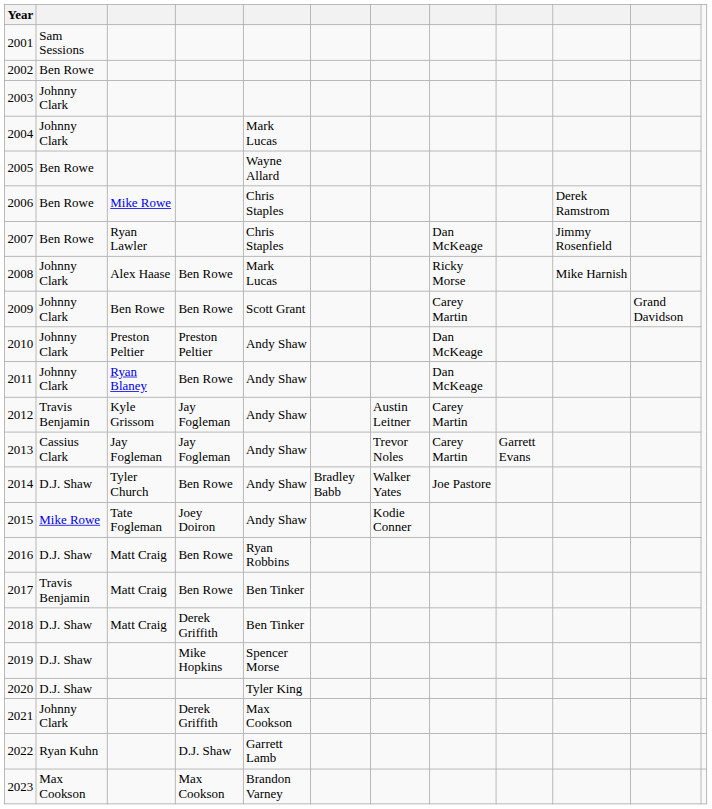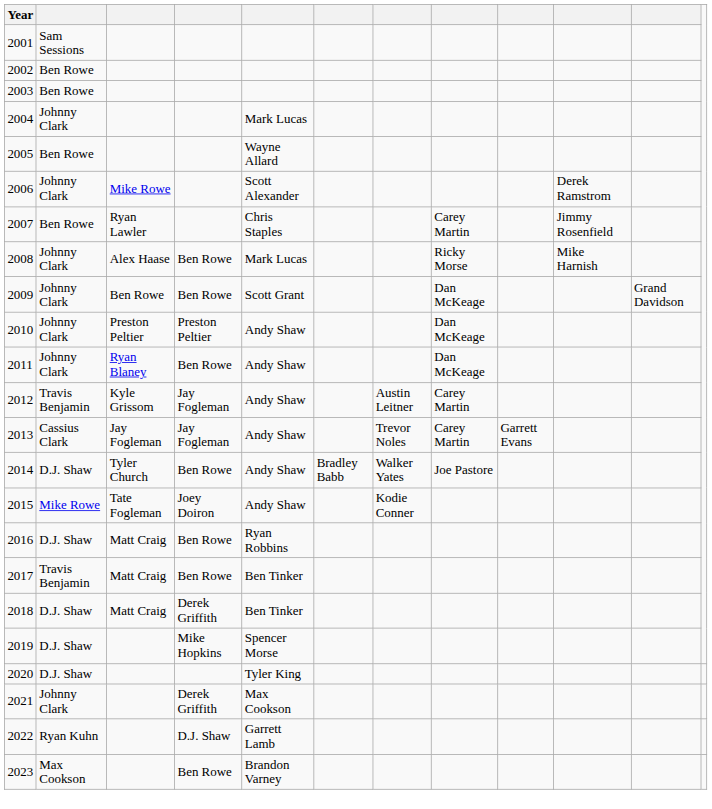(58, 98) Johnny Clark -> (66, 91) Ben Rowe
(66, 203) Ben Rowe -> (58, 189) Johnny Clark
(265, 203) Chris Staples -> (272, 189) Scott Alexander
(458, 238) Dan McKeage -> (452, 224) Carey Martin
(450, 309) Carey Martin -> (459, 294) Dan McKeage
(201, 786) Max Cookson -> (205, 771) Ben Rowe
